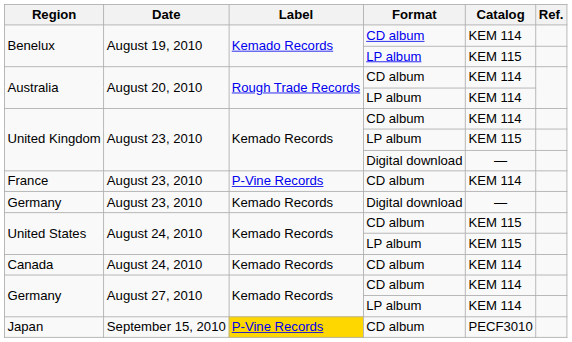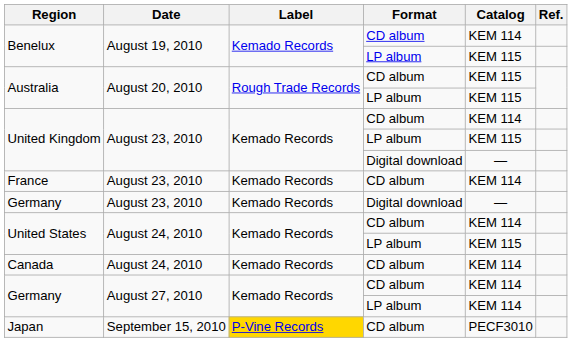(495, 77) KEM 114 -> (495, 77) KEM 115
(495, 98) KEM 114 -> (495, 98) KEM 115
(278, 181) P-Vine Records -> (282, 181) Kemado Records
(495, 222) KEM 115 -> (495, 222) KEM 114
